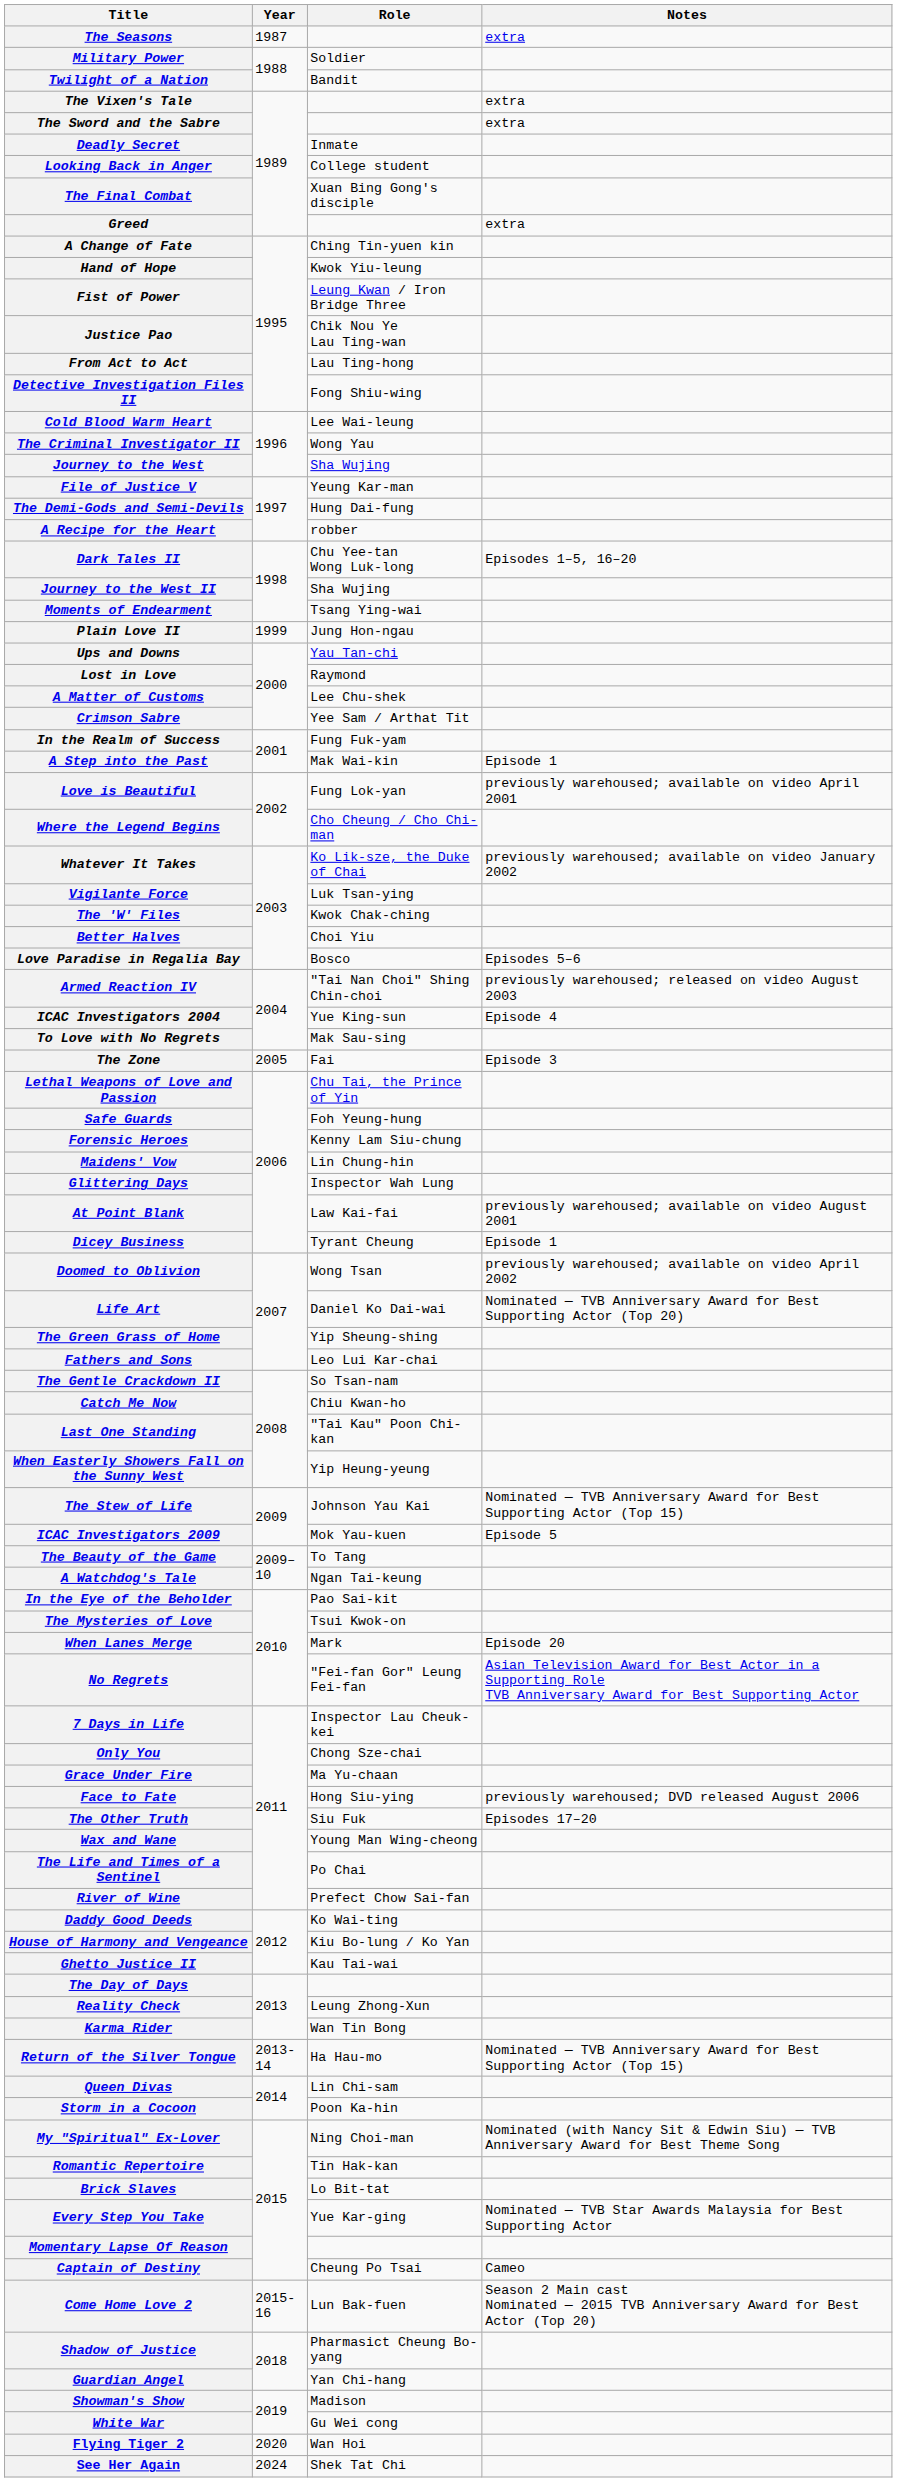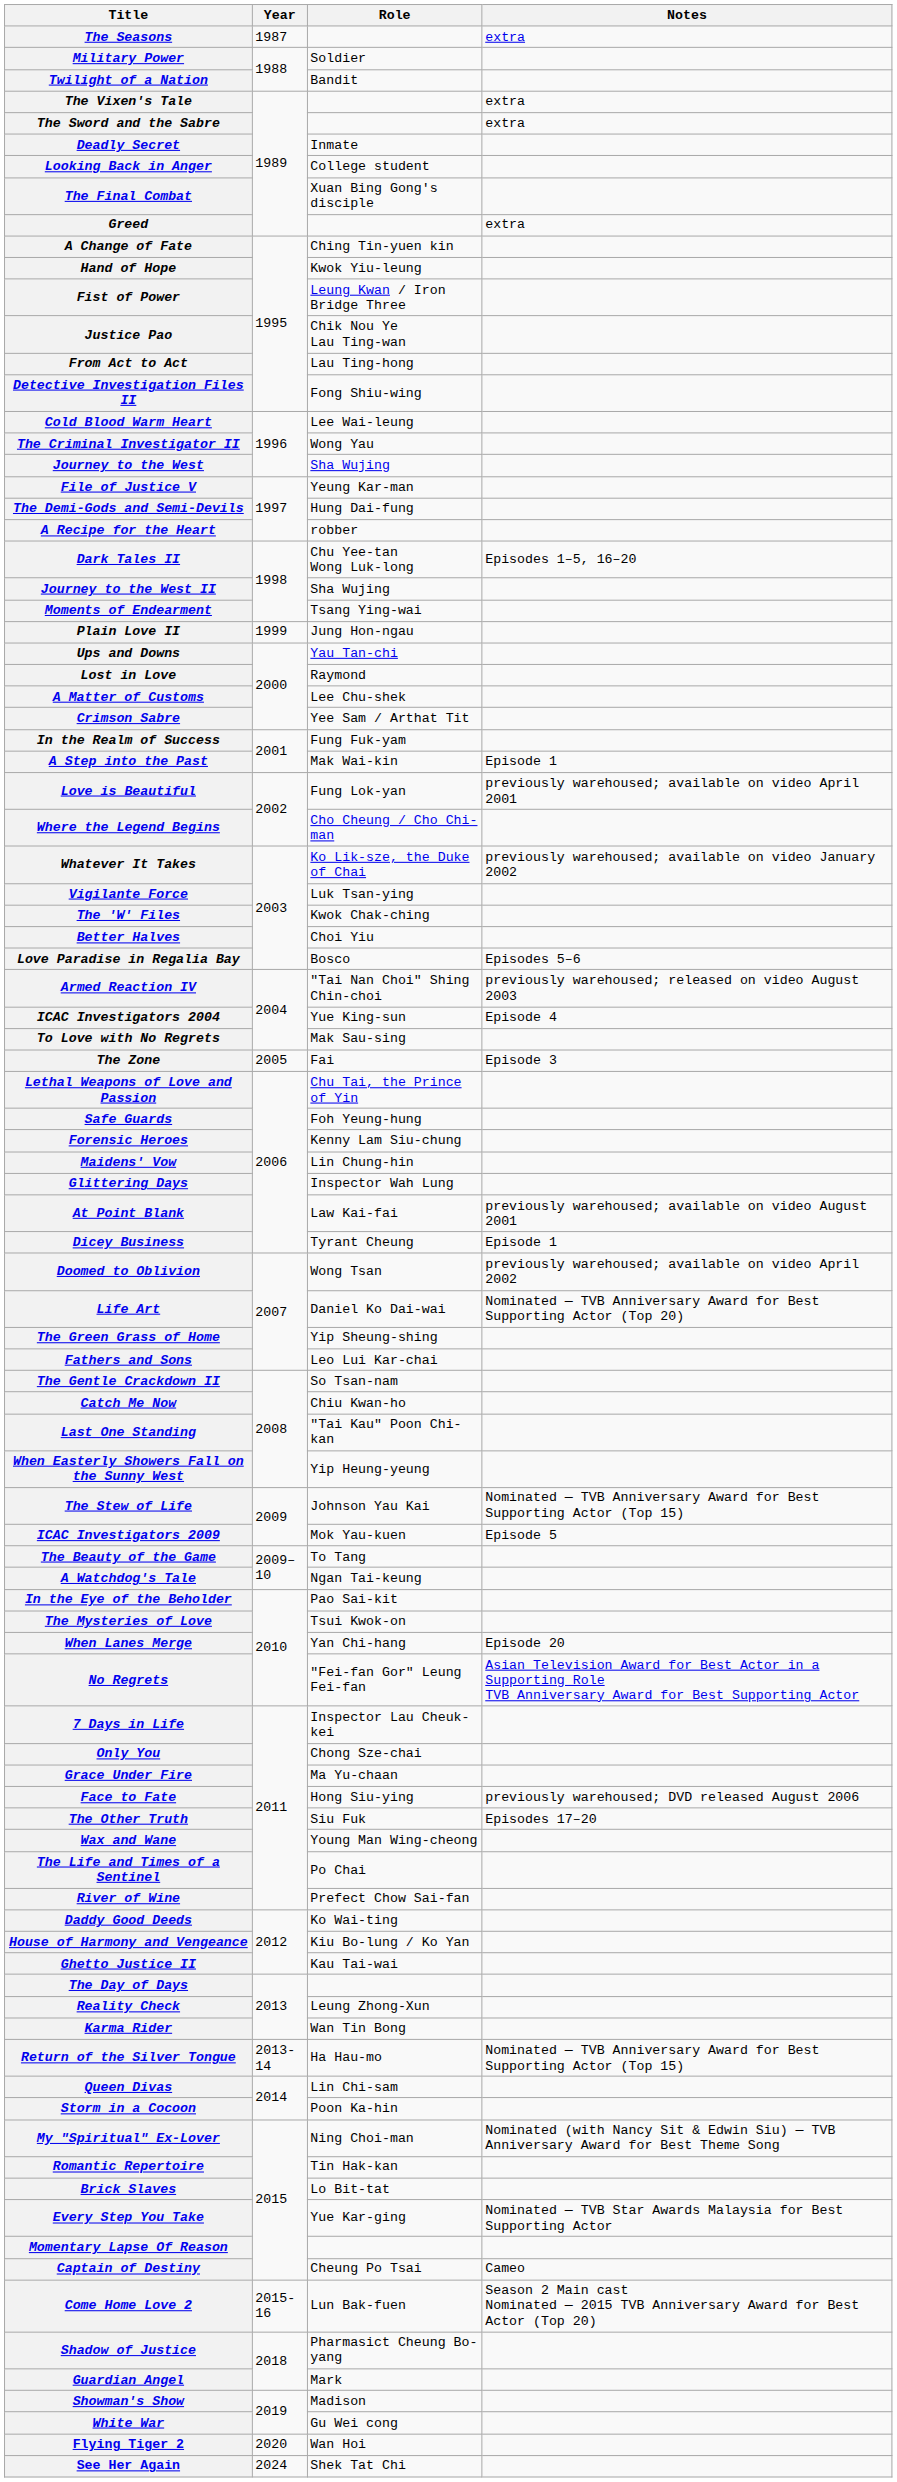(326, 1643) Mark -> (358, 1643) Yan Chi-hang
(358, 2380) Yan Chi-hang -> (326, 2380) Mark
